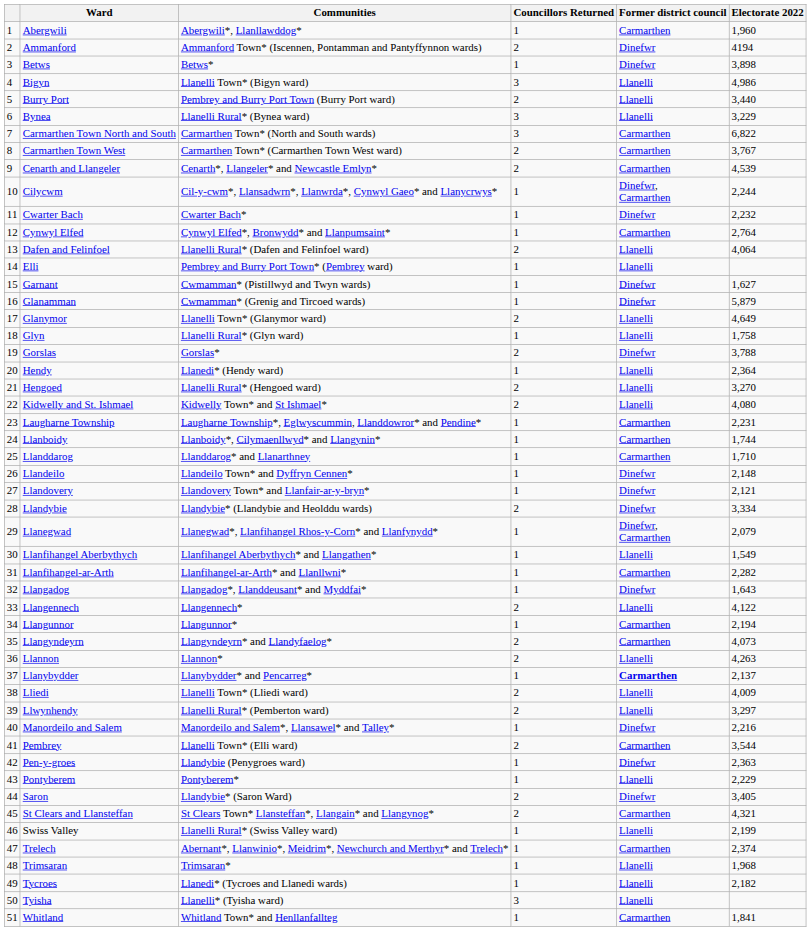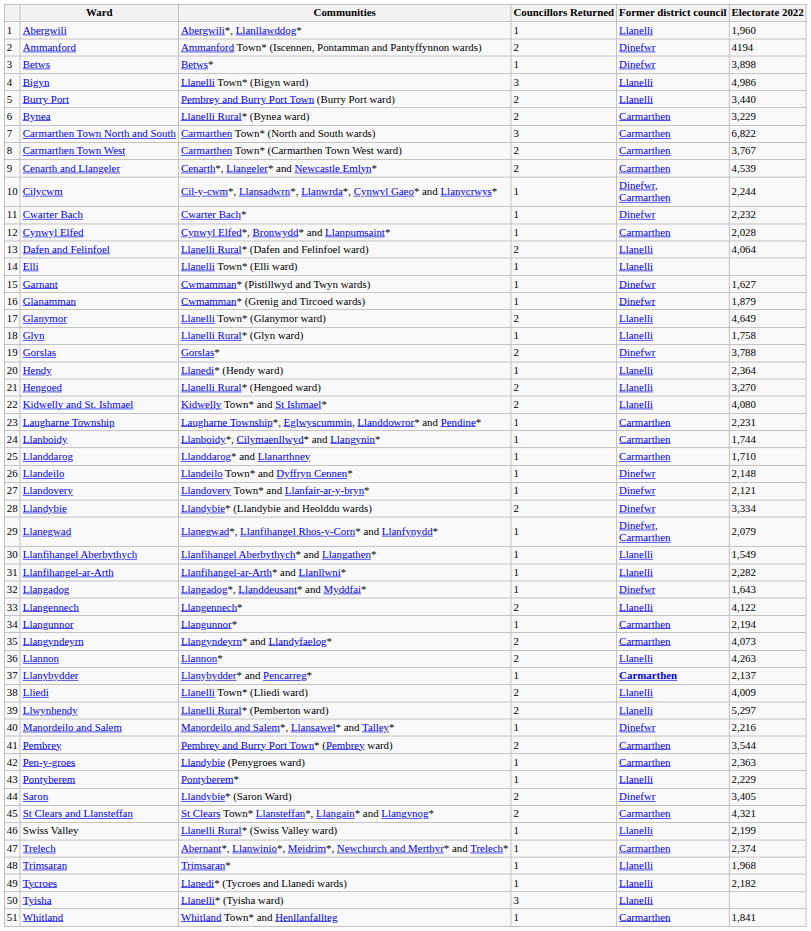(645, 30) Carmarthen -> (636, 30) Llanelli
(516, 116) 3 -> (516, 116) 2
(636, 116) Llanelli -> (645, 116) Carmarthen
(744, 232) 2,764 -> (744, 232) 2,028
(287, 266) Pembrey and Burry Port Town* (Pembrey ward) -> (239, 266) Llanelli Town* (Elli ward)
(744, 301) 5,879 -> (744, 301) 1,879
(645, 572) Carmarthen -> (636, 572) Llanelli
(744, 710) 3,297 -> (744, 710) 5,297
(239, 745) Llanelli Town* (Elli ward) -> (287, 745) Pembrey and Burry Port Town* (Pembrey ward)
(637, 762) Dinefwr -> (645, 762) Carmarthen
